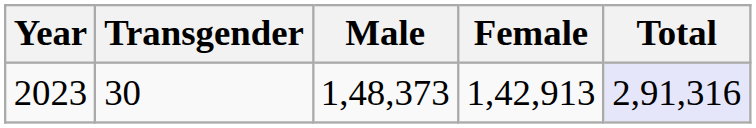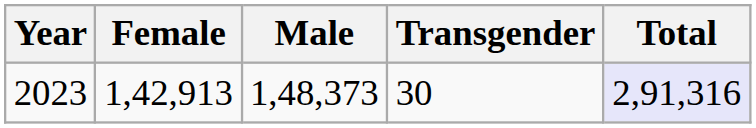columns swapped: (531, 33) <-> (204, 33)
